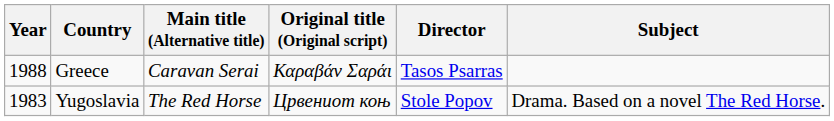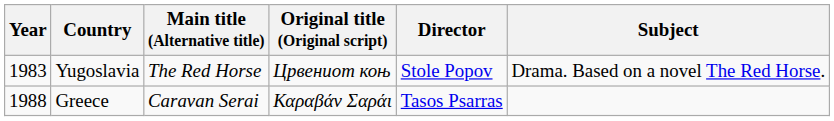rows swapped: (97, 100) <-> (82, 70)
